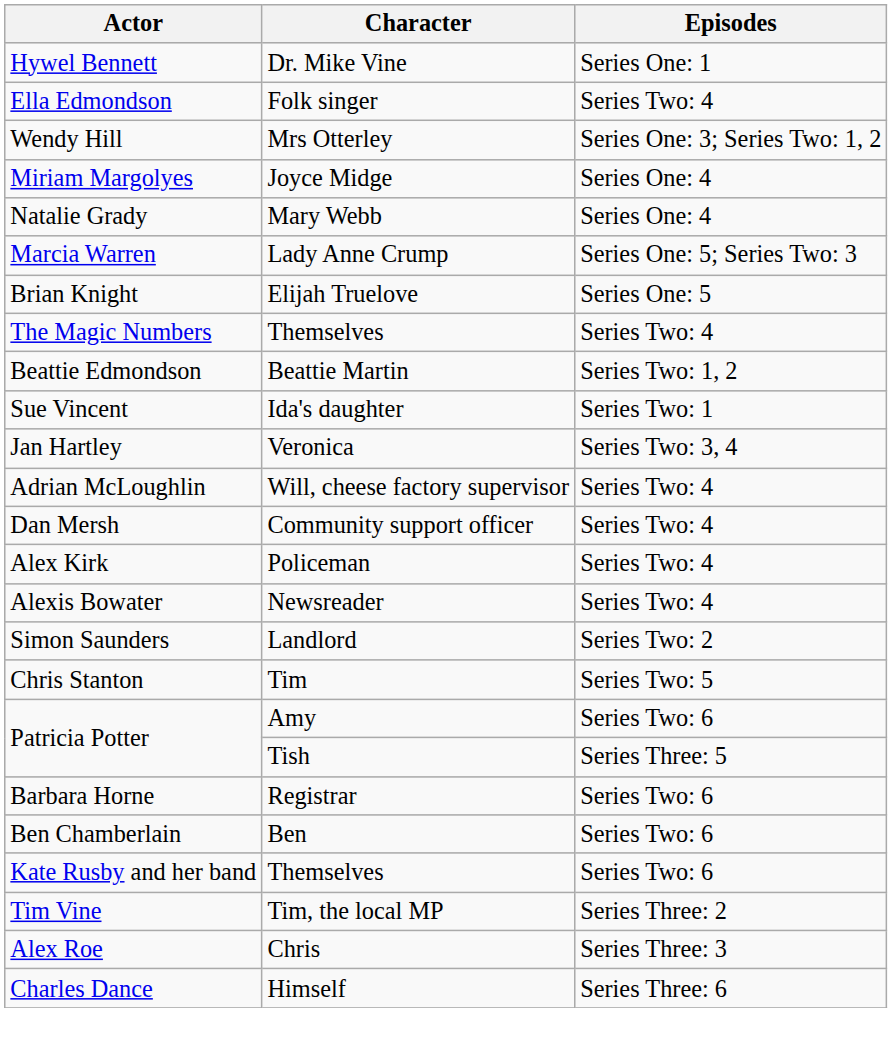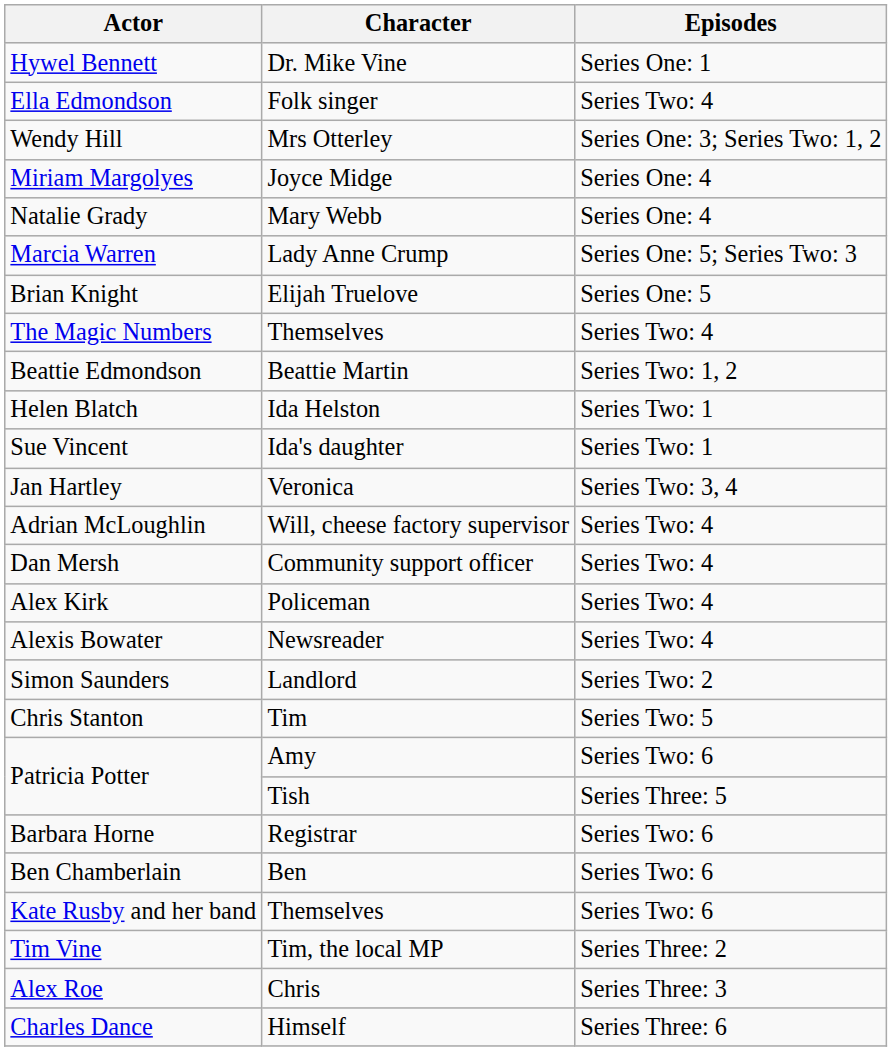+ row: (74, 409)
